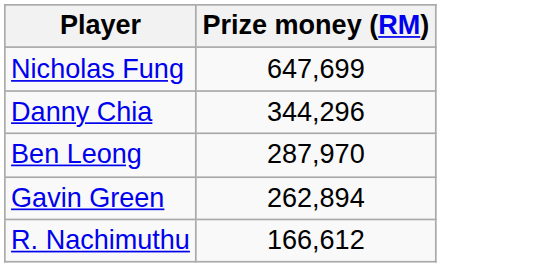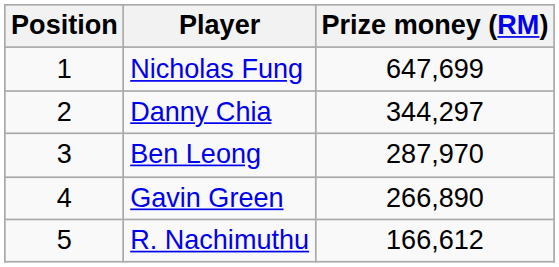+ column: (64, 25)
(316, 111) 344,296 -> (435, 111) 344,297
(316, 197) 262,894 -> (435, 197) 266,890
